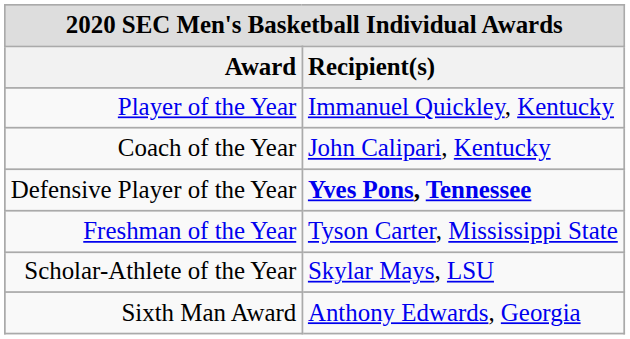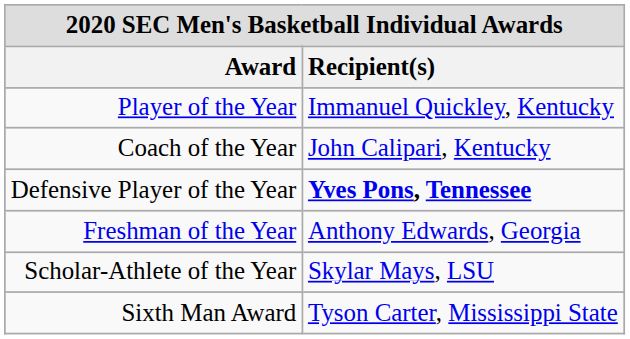(463, 230) Tyson Carter, Mississippi State -> (444, 230) Anthony Edwards, Georgia
(444, 313) Anthony Edwards, Georgia -> (463, 313) Tyson Carter, Mississippi State
